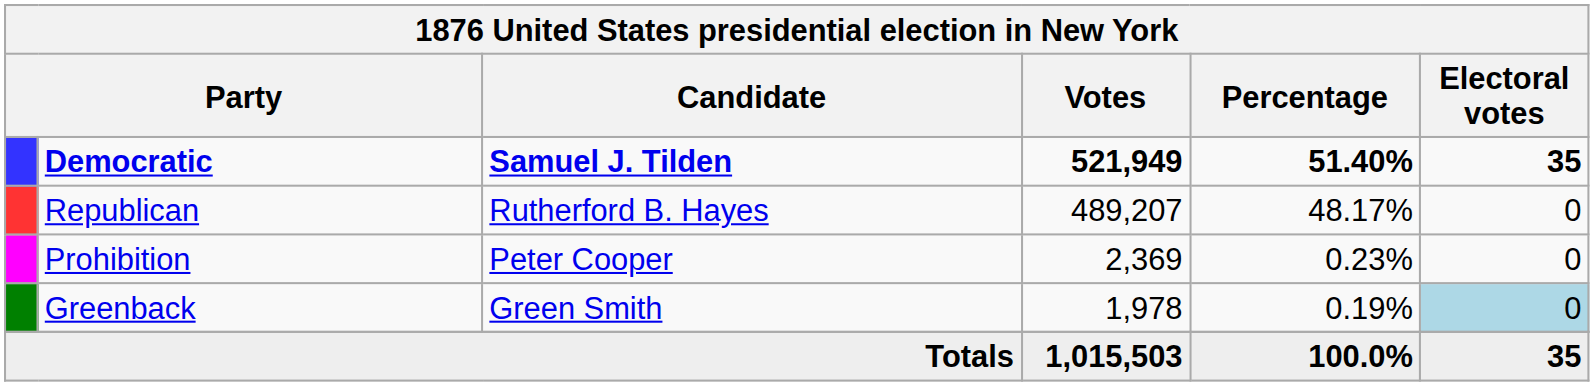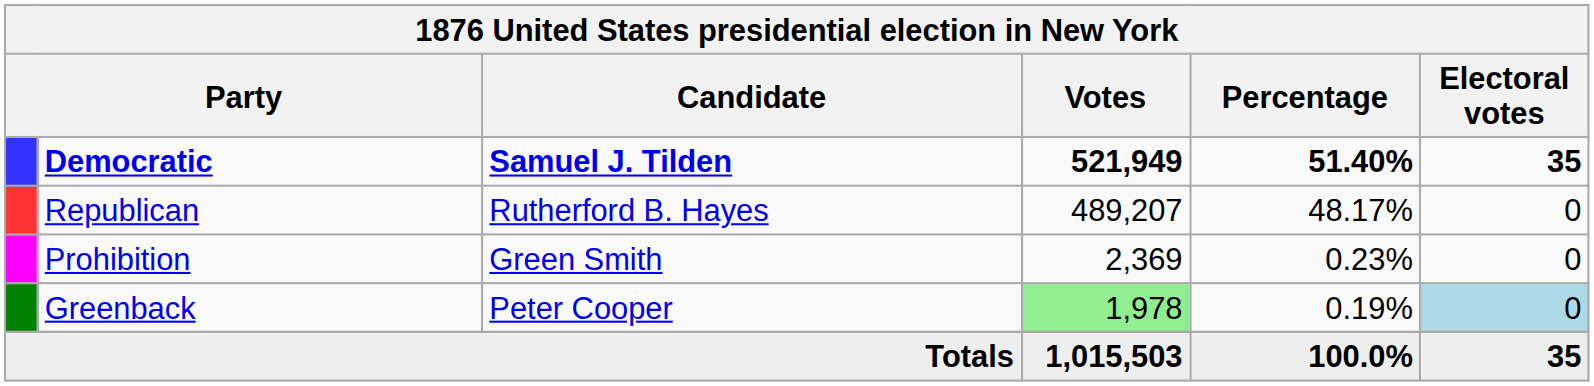(581, 260) Peter Cooper -> (576, 260) Green Smith
(576, 308) Green Smith -> (581, 308) Peter Cooper
(1144, 308) no background -> (1144, 308) lightgreen background
